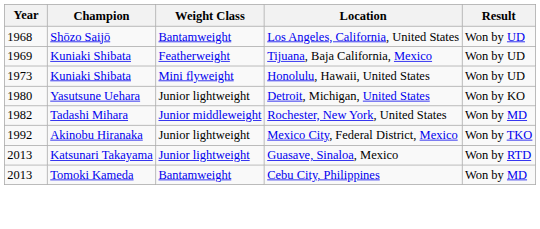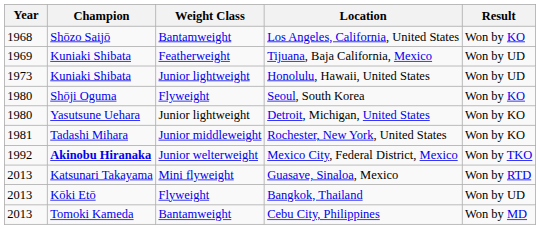(495, 36) Won by UD -> (495, 36) Won by KO
(196, 76) Mini flyweight -> (204, 76) Junior lightweight
+ row: (316, 95)
(20, 115) 1982 -> (20, 135) 1981
(496, 115) Won by MD -> (495, 135) Won by KO
(96, 135) normal -> (101, 155) bold
(204, 135) Junior lightweight -> (208, 155) Junior welterweight
(204, 155) Junior lightweight -> (196, 175) Mini flyweight
+ row: (315, 194)
